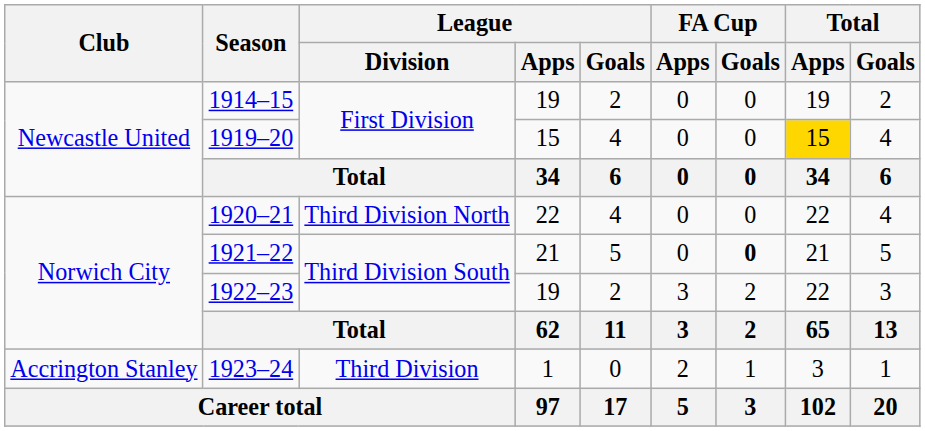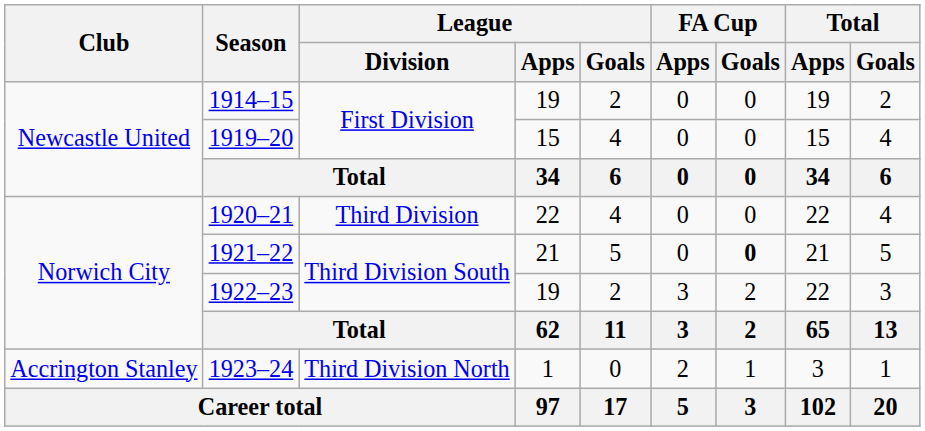(818, 138) gold background -> (818, 138) no background
(407, 215) Third Division North -> (407, 215) Third Division
(407, 368) Third Division -> (407, 368) Third Division North
